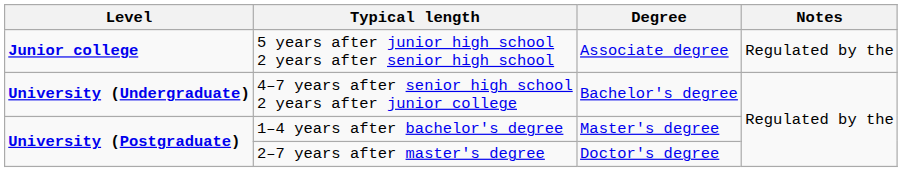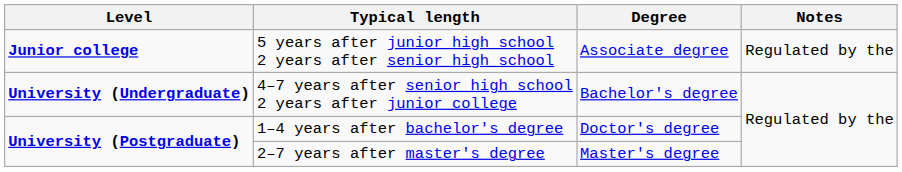(650, 129) Master's degree -> (650, 129) Doctor's degree
(650, 154) Doctor's degree -> (650, 154) Master's degree
